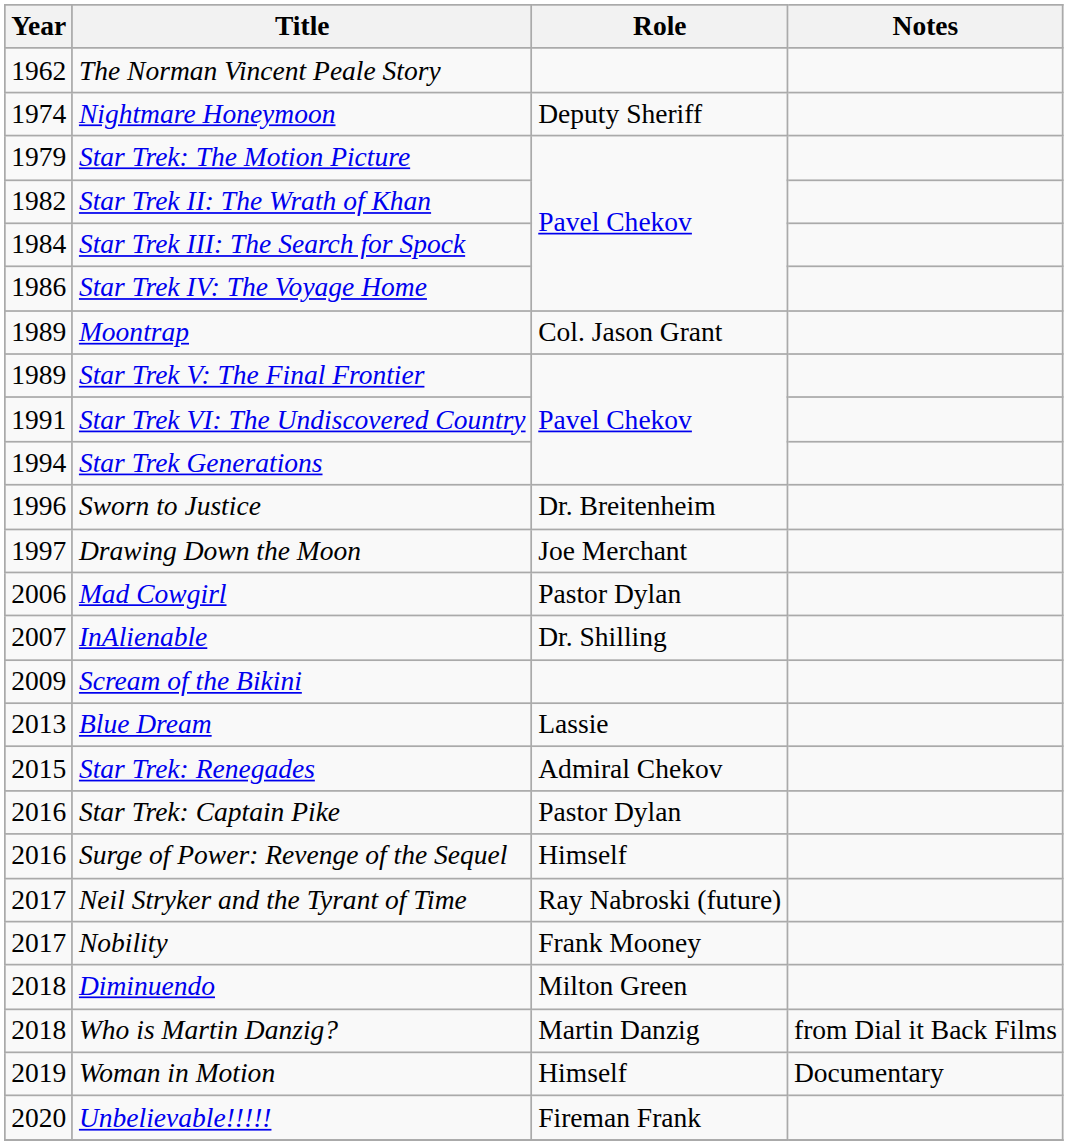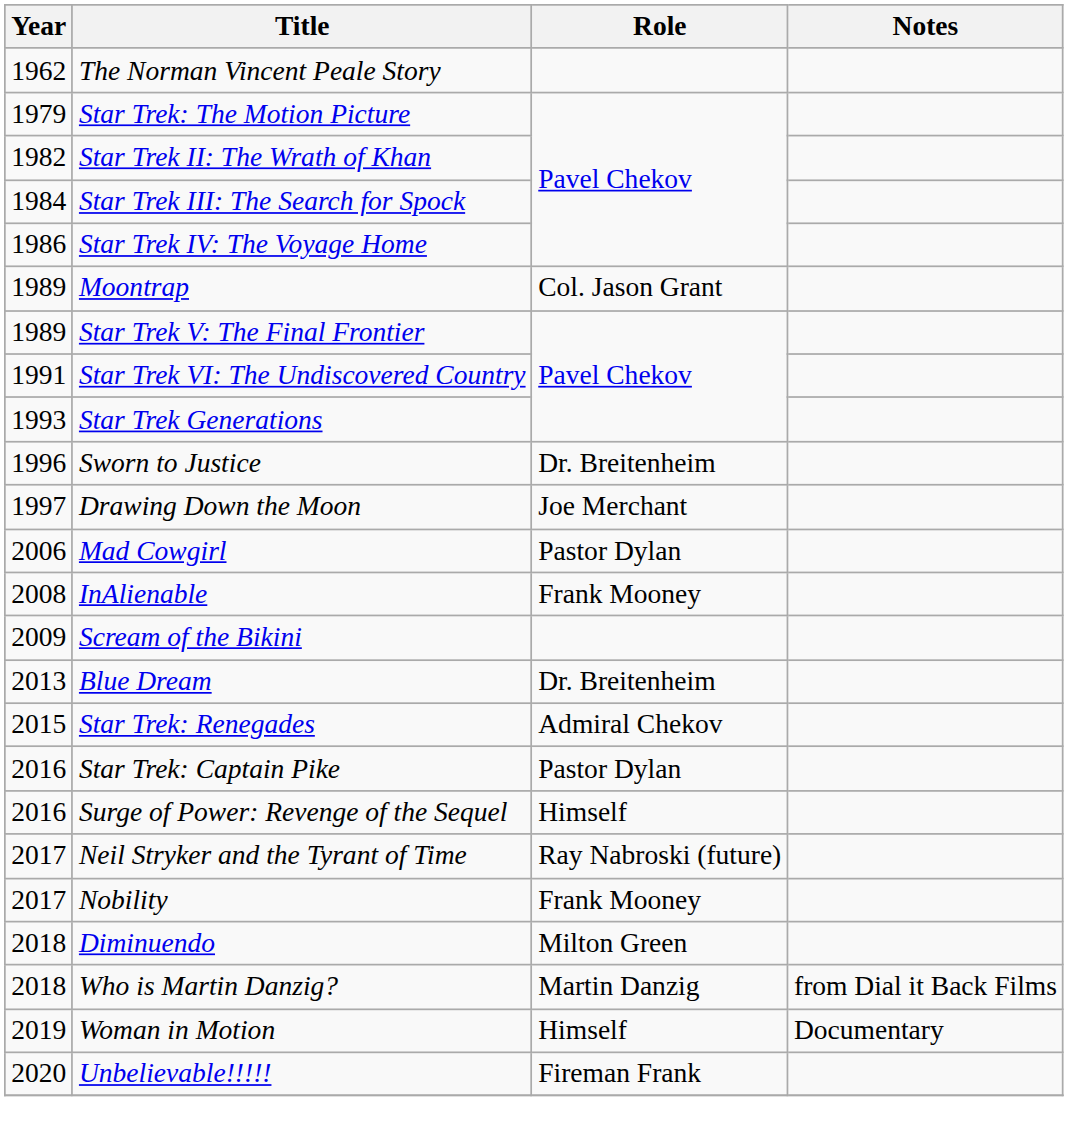- row: (207, 113)
(39, 462) 1994 -> (39, 419) 1993
(39, 637) 2007 -> (39, 593) 2008
(602, 637) Dr. Shilling -> (620, 593) Frank Mooney
(573, 724) Lassie -> (627, 680) Dr. Breitenheim
